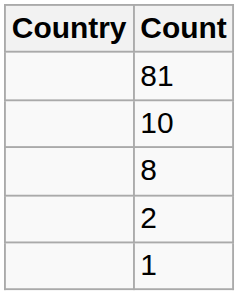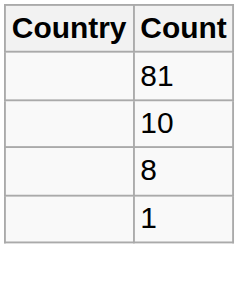- row: (149, 218)
